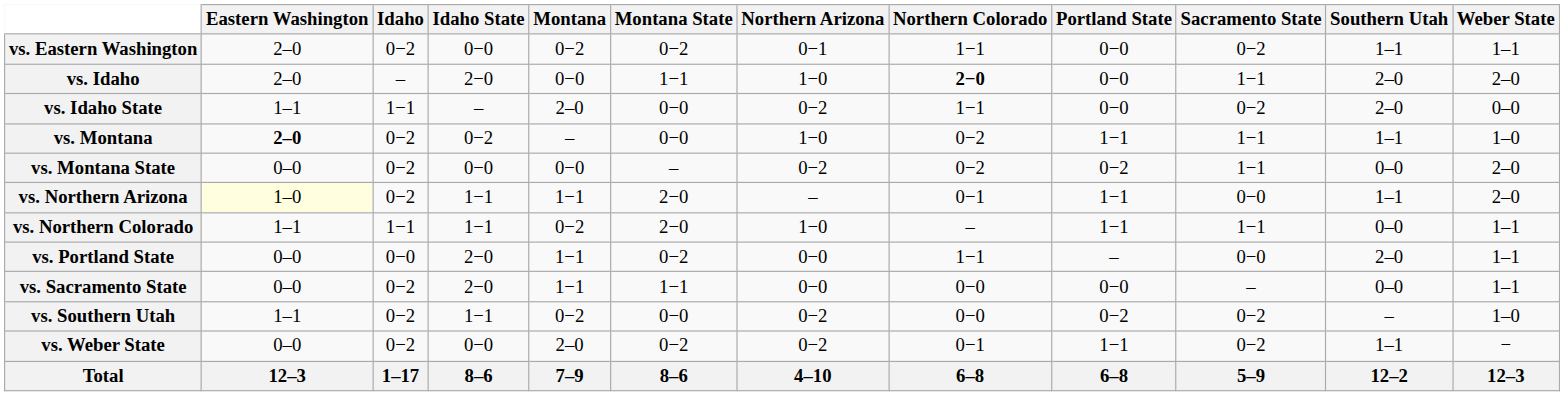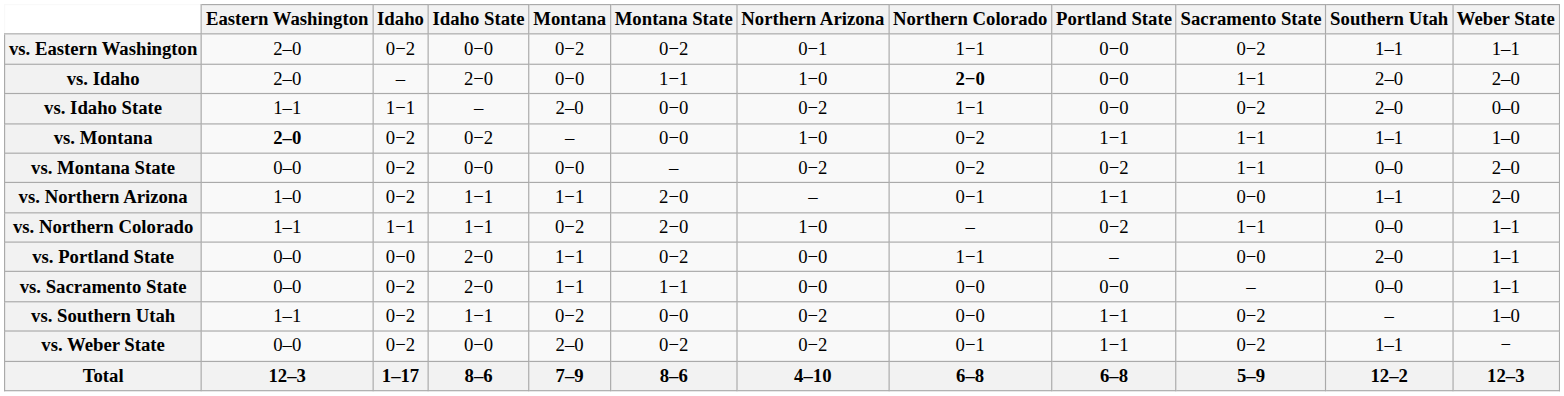(287, 197) lightyellow background -> (287, 197) no background
(1114, 227) 1−1 -> (1114, 227) 0−2
(1114, 316) 0−2 -> (1114, 316) 1−1
